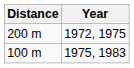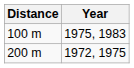rows swapped: (24, 53) <-> (24, 33)
